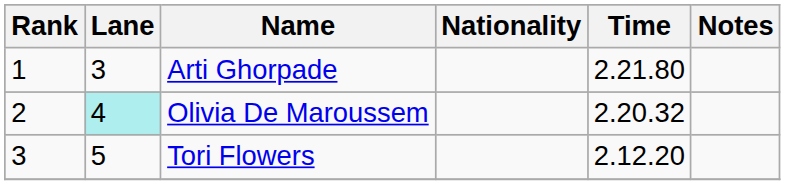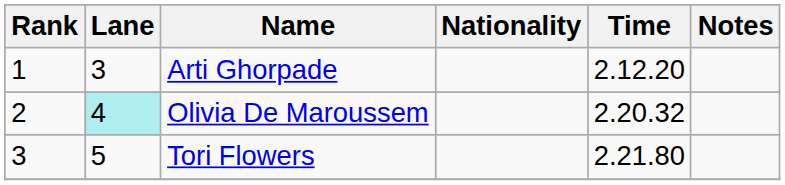(639, 69) 2.21.80 -> (639, 69) 2.12.20
(639, 156) 2.12.20 -> (639, 156) 2.21.80
